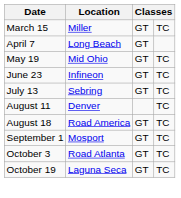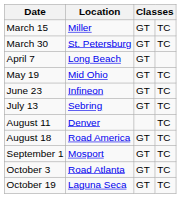+ row: (27, 43)
